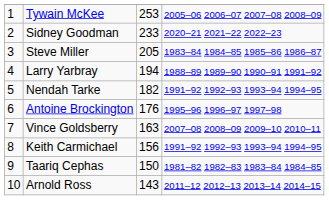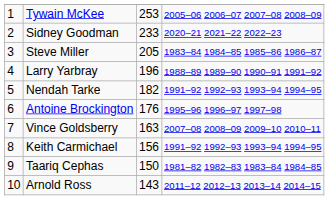(149, 71) 194 -> (149, 71) 196
